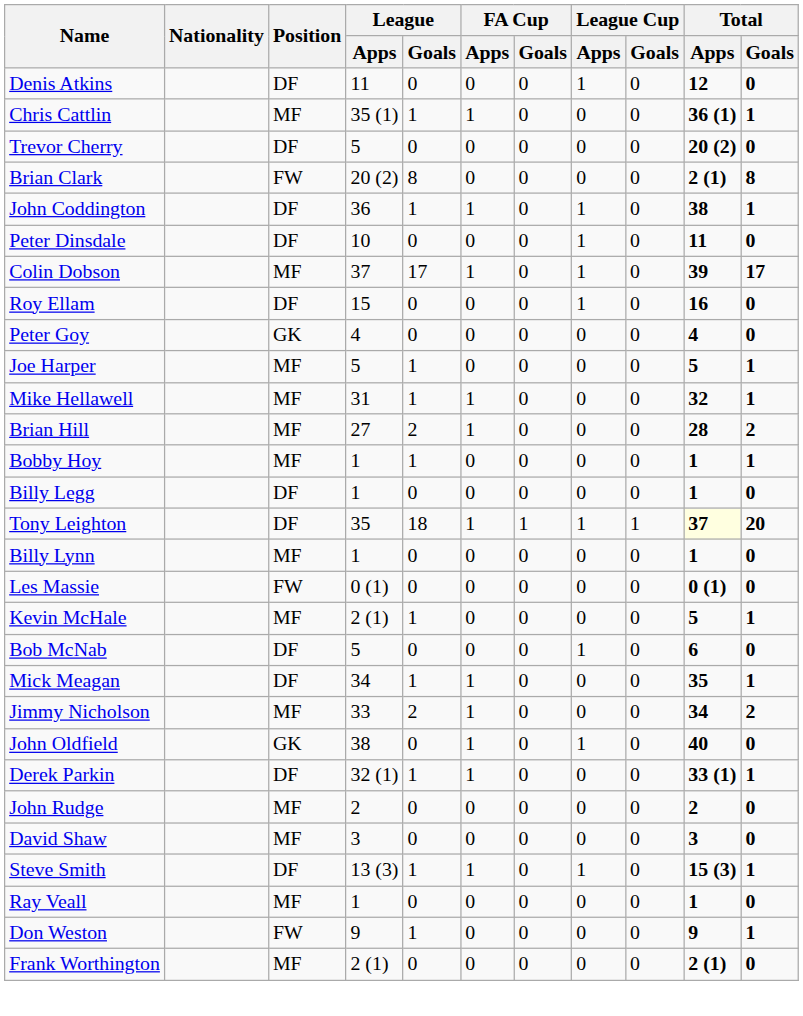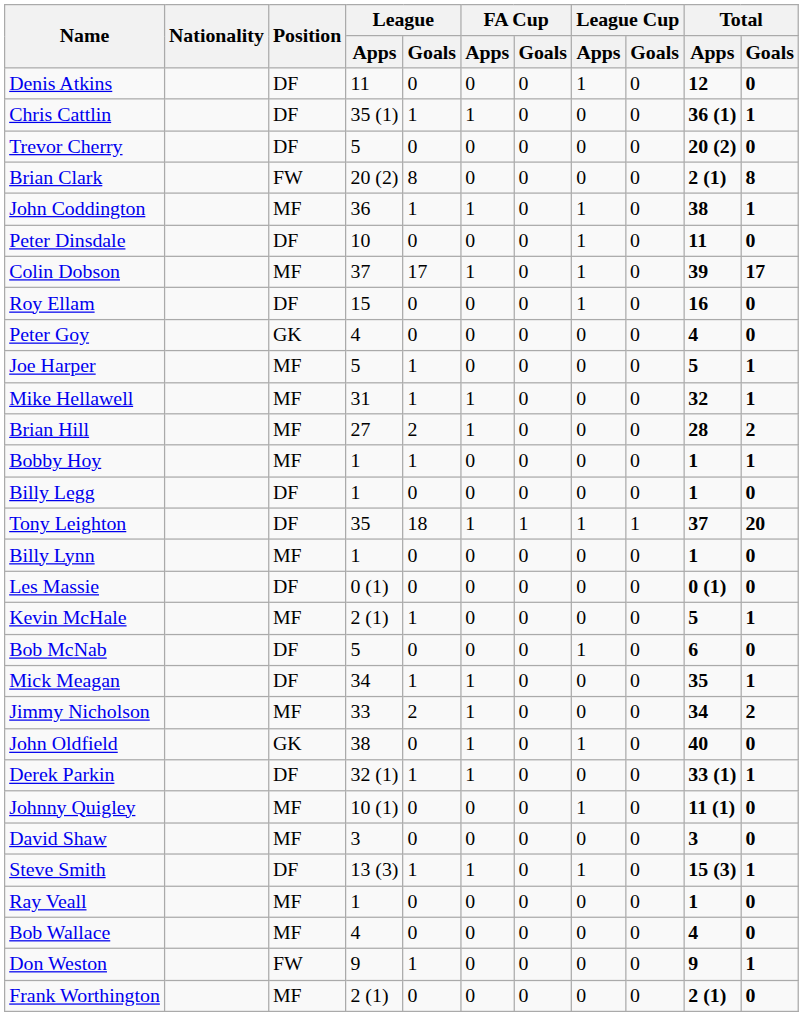(287, 114) MF -> (286, 114) DF
(286, 209) DF -> (287, 209) MF
(698, 523) lightyellow background -> (698, 523) no background
(288, 586) FW -> (286, 586) DF
+ row: (72, 806)
- row: (56, 806)
+ row: (60, 932)
